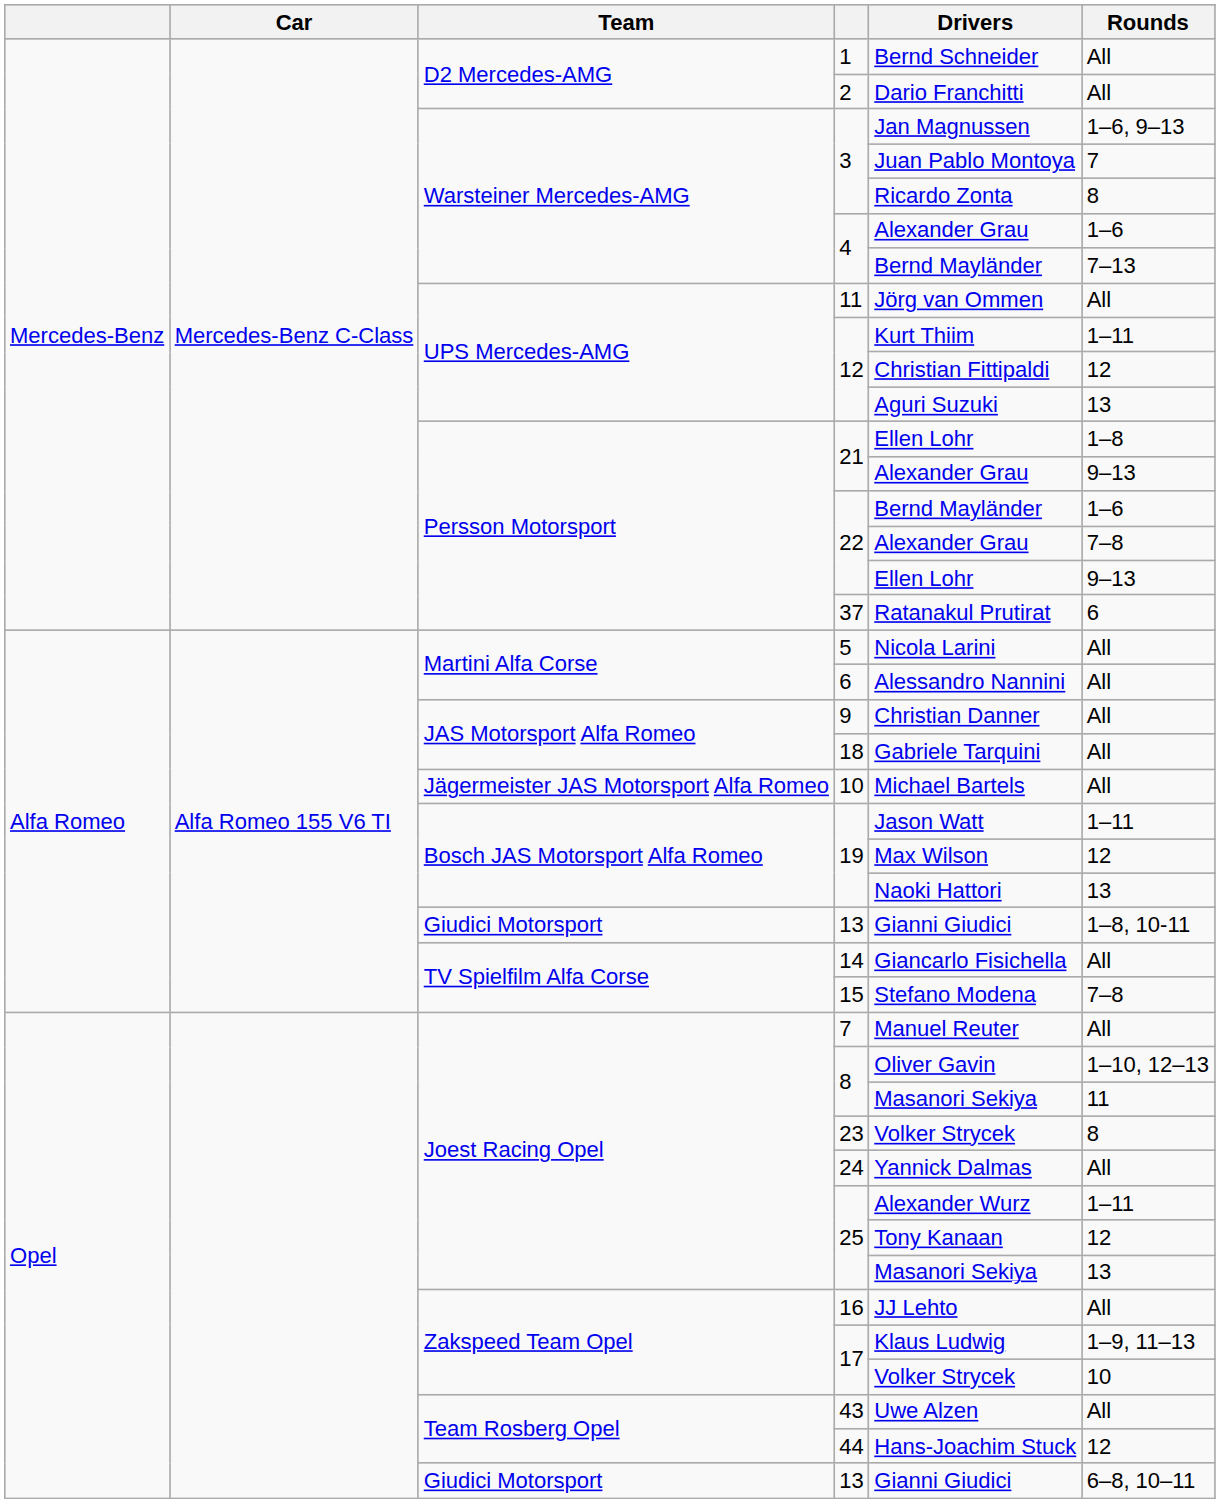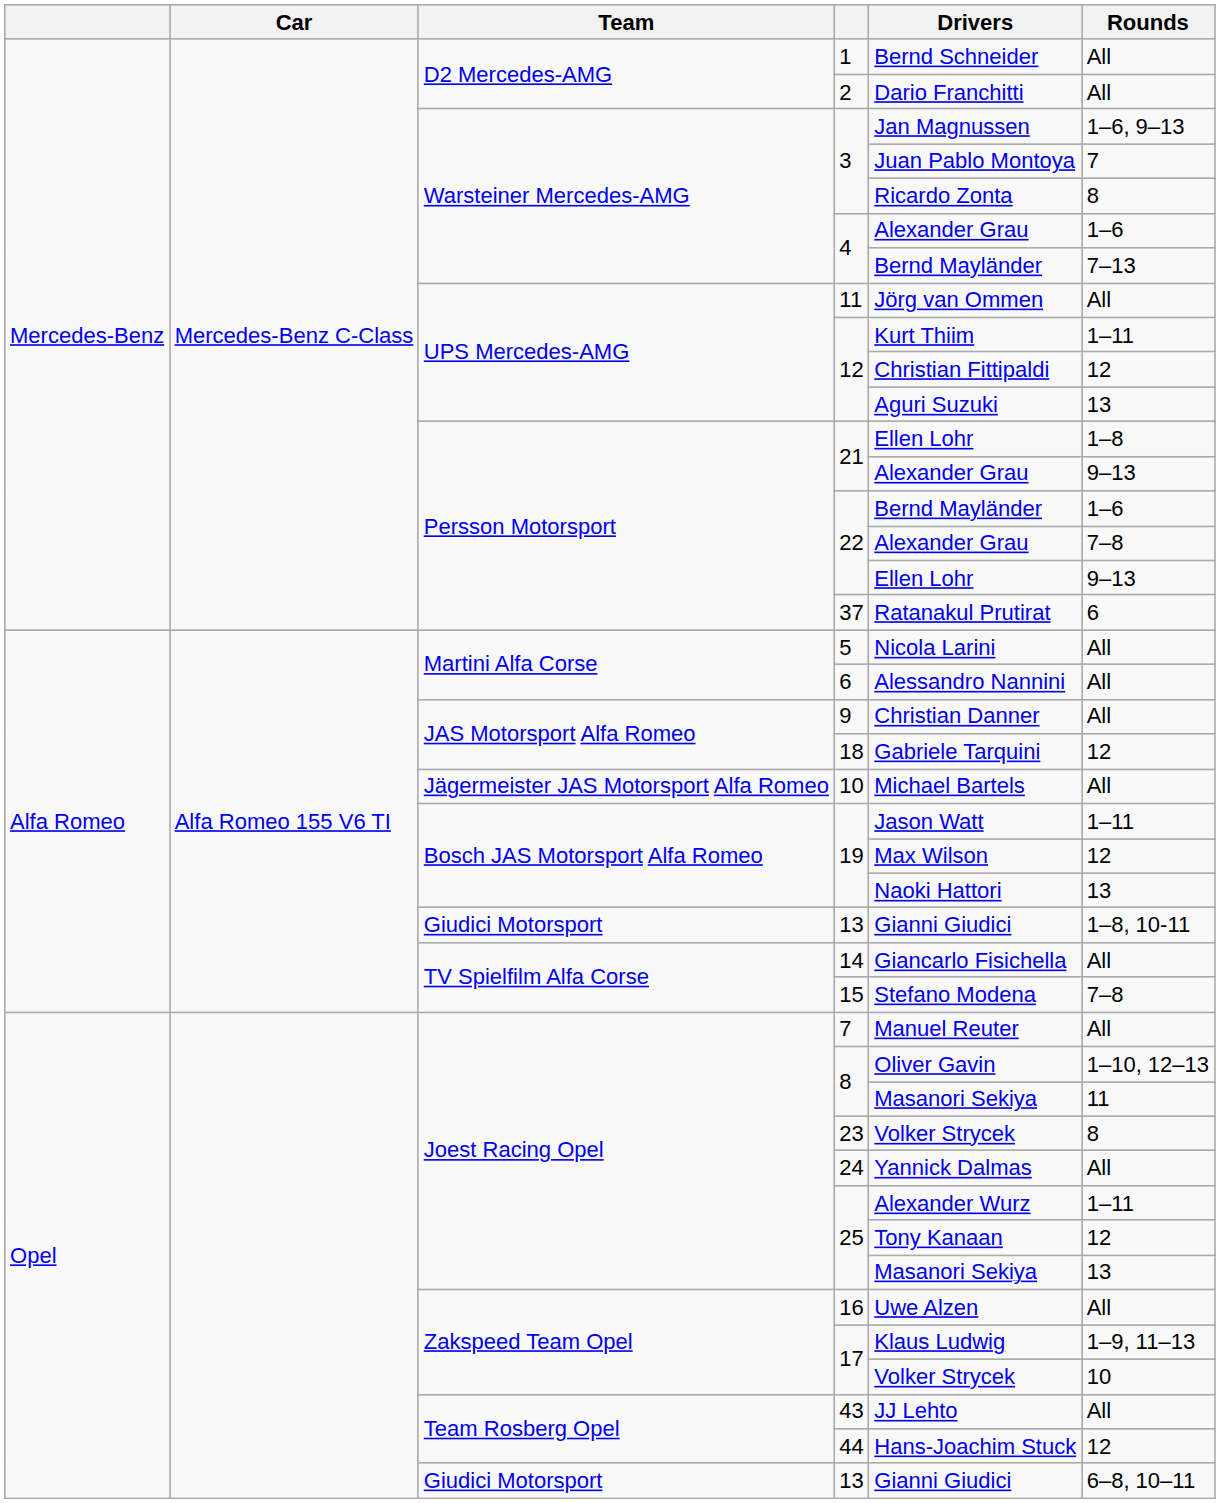(1099, 751) All -> (1099, 751) 12
(916, 1307) JJ Lehto -> (926, 1307) Uwe Alzen
(926, 1411) Uwe Alzen -> (916, 1411) JJ Lehto
